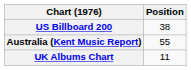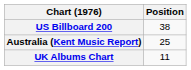(165, 42) 55 -> (165, 42) 25
